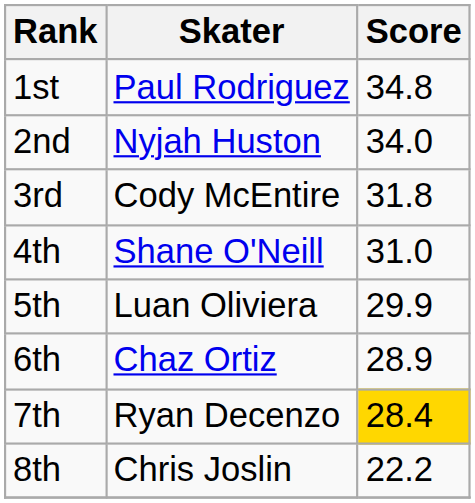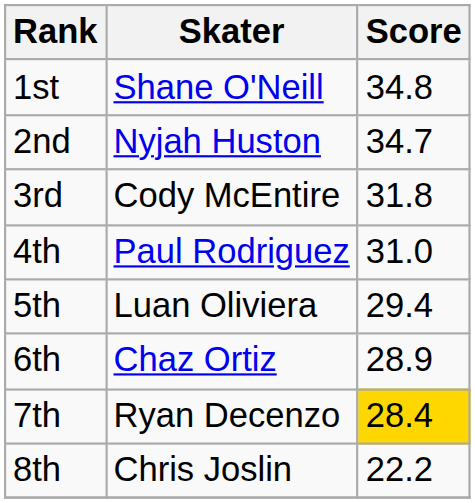(232, 86) Paul Rodriguez -> (219, 86) Shane O'Neill
(399, 141) 34.0 -> (399, 141) 34.7
(219, 251) Shane O'Neill -> (232, 251) Paul Rodriguez
(399, 305) 29.9 -> (399, 305) 29.4
